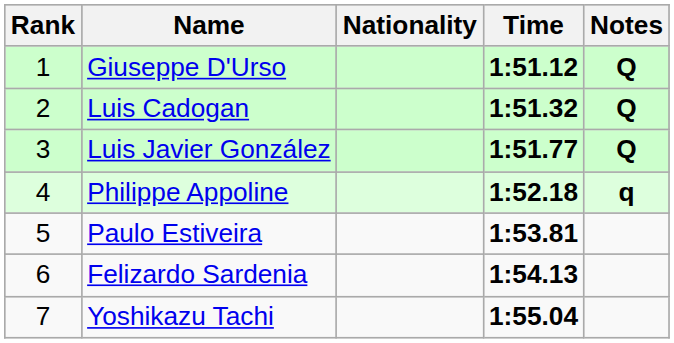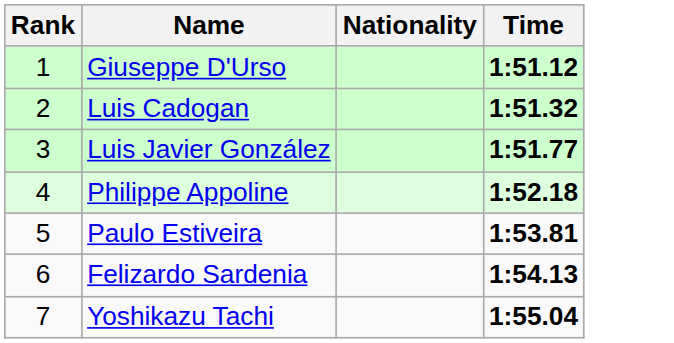- column: (627, 25)
